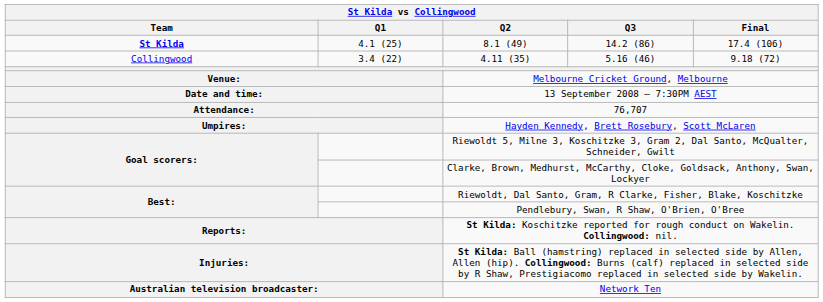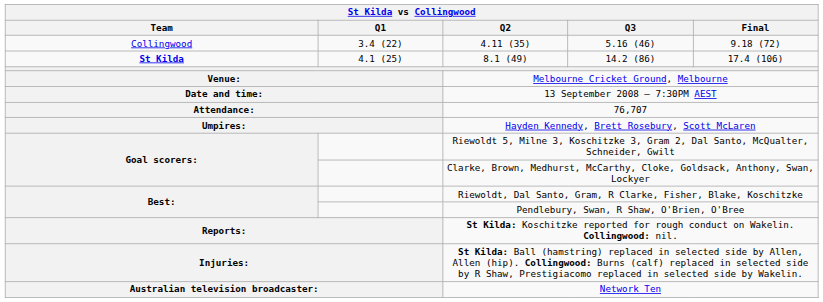rows swapped: (505, 43) <-> (505, 58)
